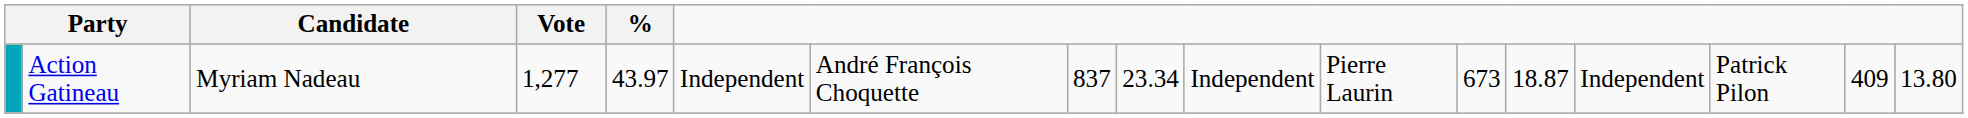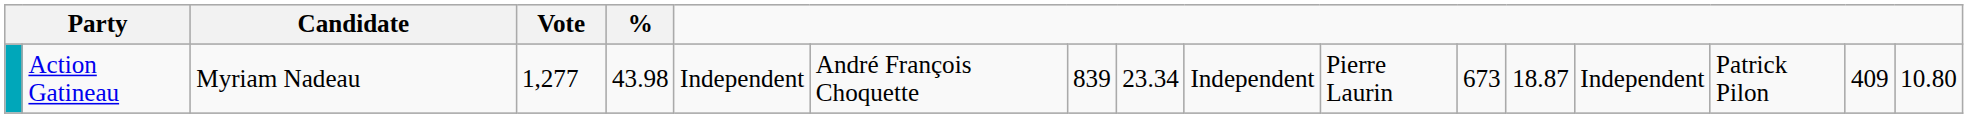(640, 78) 43.97 -> (640, 78) 43.98
(1092, 78) 837 -> (1092, 78) 839
(1929, 78) 13.80 -> (1929, 78) 10.80
